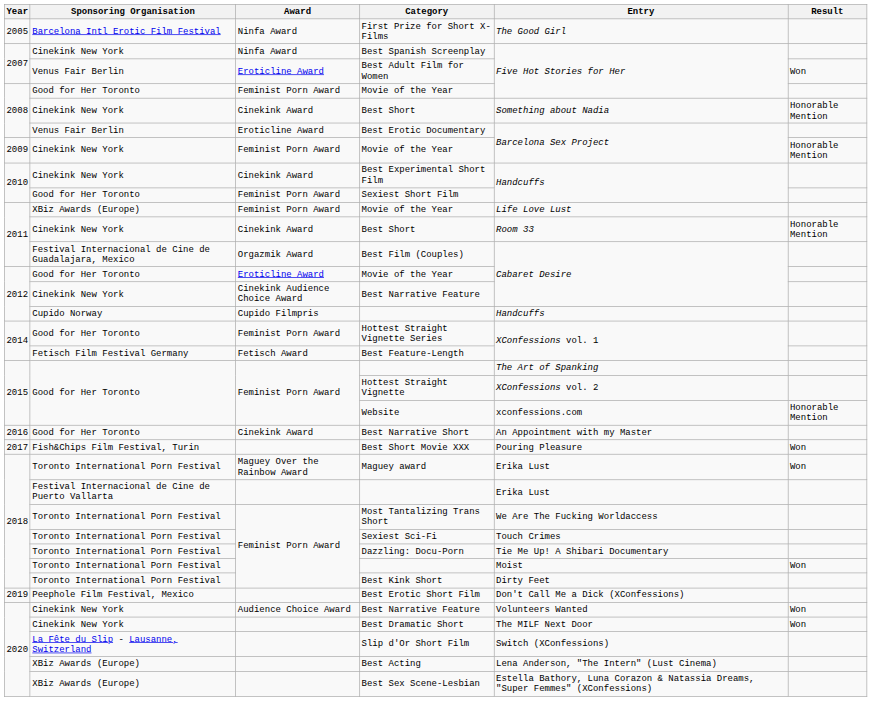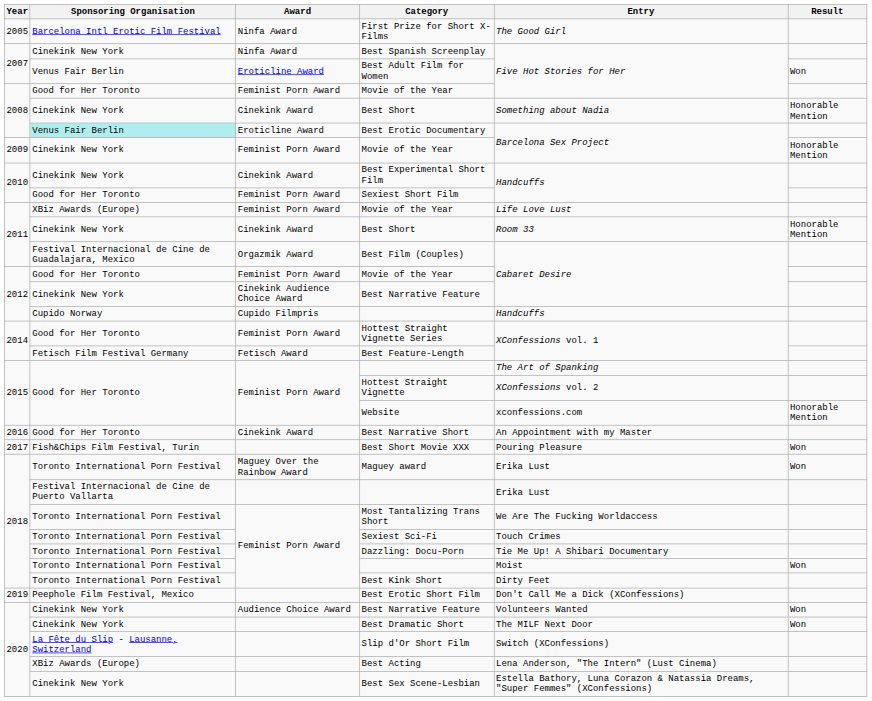(78, 130) no background -> (78, 130) paleturquoise background
(281, 274) Eroticline Award -> (289, 274) Feminist Porn Award
(86, 684) XBiz Awards (Europe) -> (78, 684) Cinekink New York
